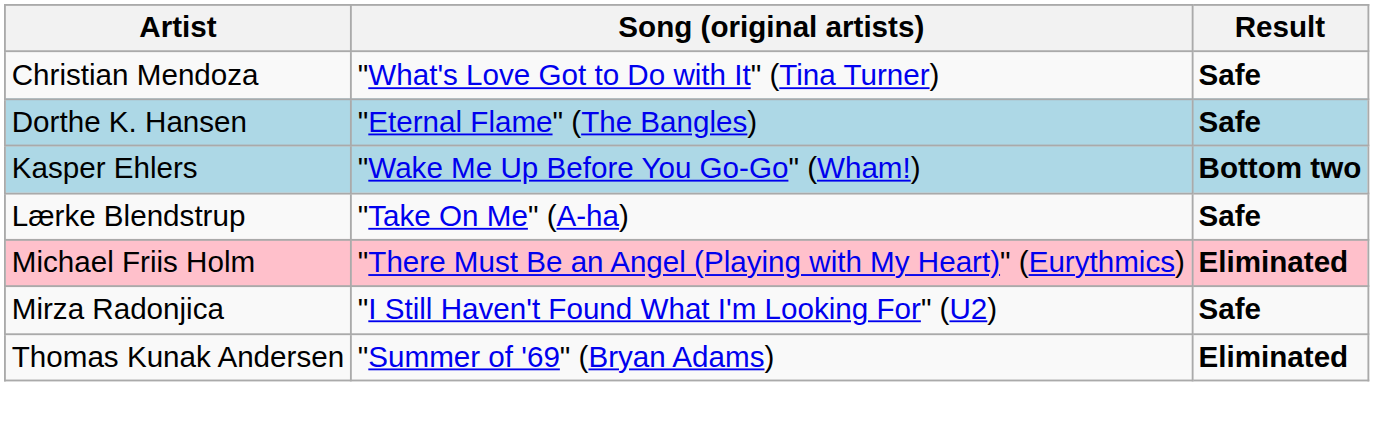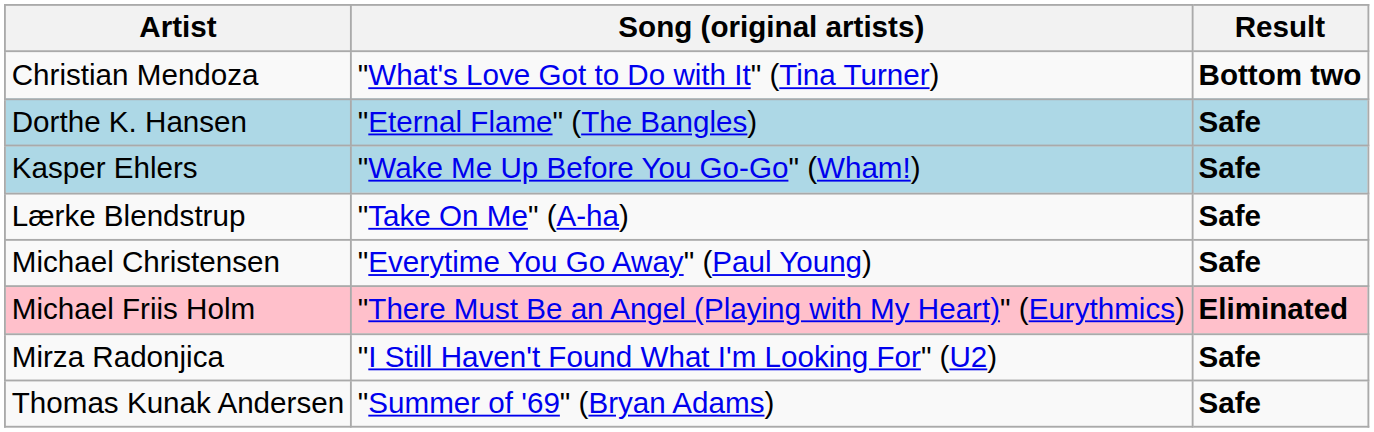(1230, 74) Safe -> (1280, 74) Bottom two
(1280, 168) Bottom two -> (1230, 168) Safe
+ row: (146, 262)
(1273, 356) Eliminated -> (1230, 403) Safe
